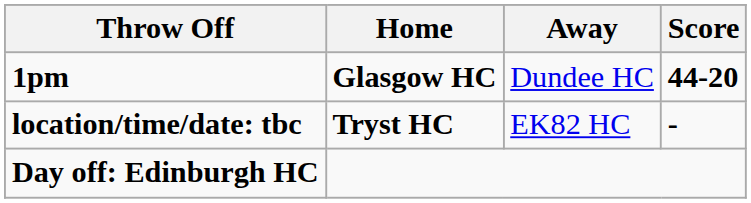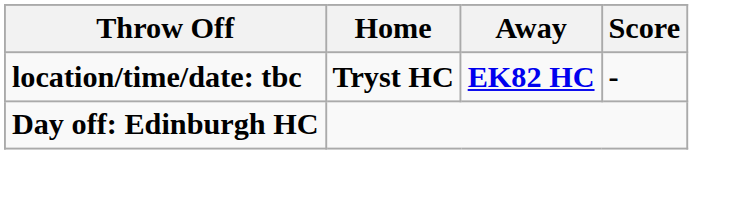- row: (40, 76)
(570, 124) normal -> (531, 76) bold
